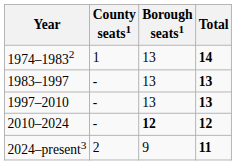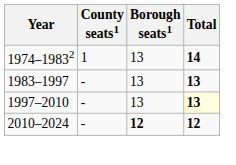(206, 102) no background -> (194, 102) lightyellow background
- row: (47, 147)
